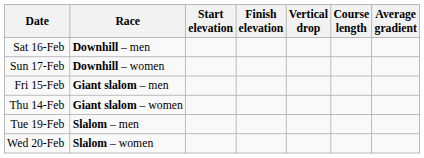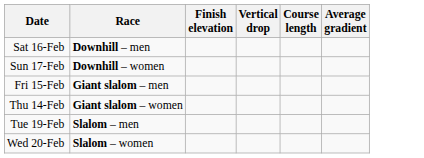- column: (211, 21)
